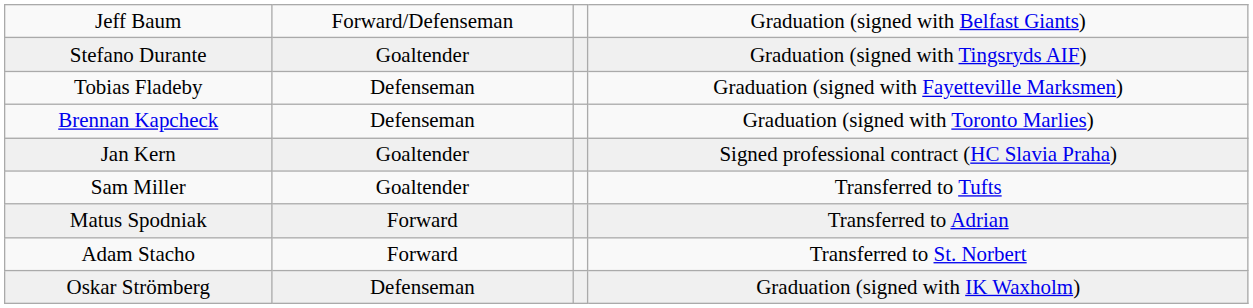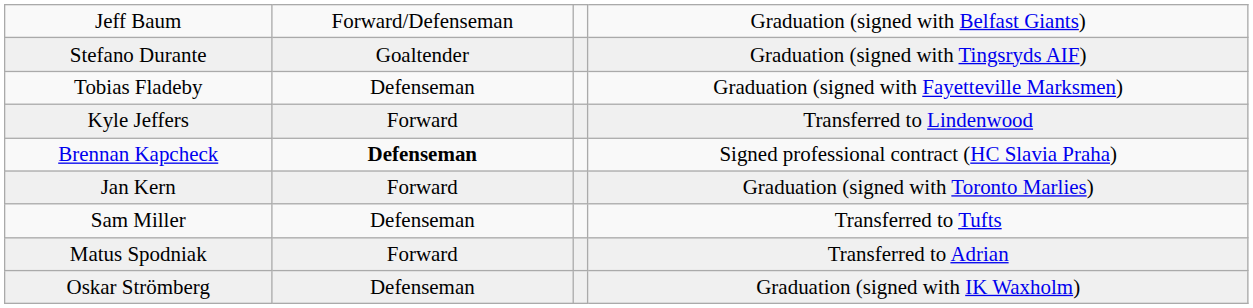+ row: (138, 120)
(422, 120) normal -> (422, 154) bold
(918, 120) Graduation (signed with Toronto Marlies) -> (918, 154) Signed professional contract (HC Slavia Praha)
(422, 154) Goaltender -> (422, 187) Forward
(918, 154) Signed professional contract (HC Slavia Praha) -> (918, 187) Graduation (signed with Toronto Marlies)
(422, 187) Goaltender -> (422, 220) Defenseman
- row: (138, 253)
